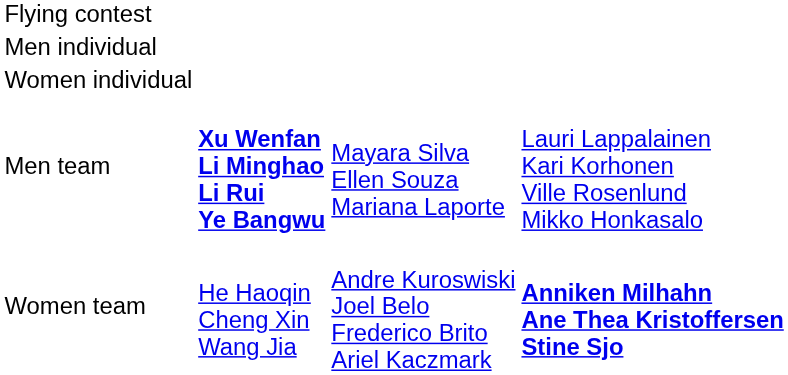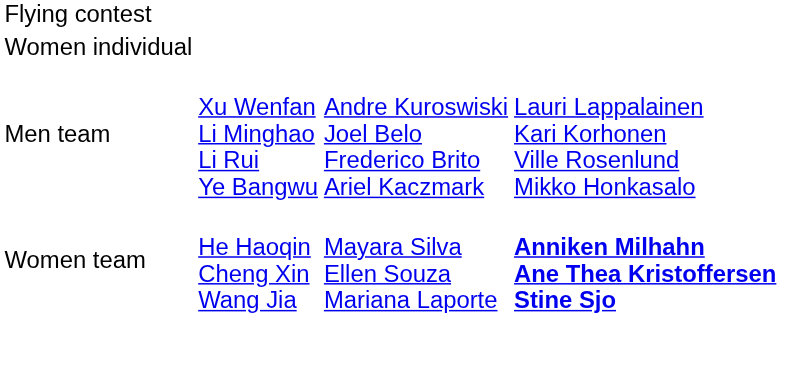- row: (81, 47)
(262, 180) bold -> (258, 147) normal
(418, 180) Mayara Silva Ellen Souza Mariana Laporte -> (416, 147) Andre Kuroswiski Joel Belo Frederico Brito Ariel Kaczmark
(423, 320) Andre Kuroswiski Joel Belo Frederico Brito Ariel Kaczmark -> (411, 273) Mayara Silva Ellen Souza Mariana Laporte
